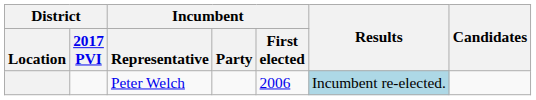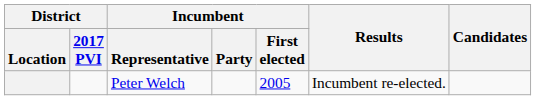(275, 82) 2006 -> (275, 82) 2005
(379, 82) lightblue background -> (379, 82) no background
